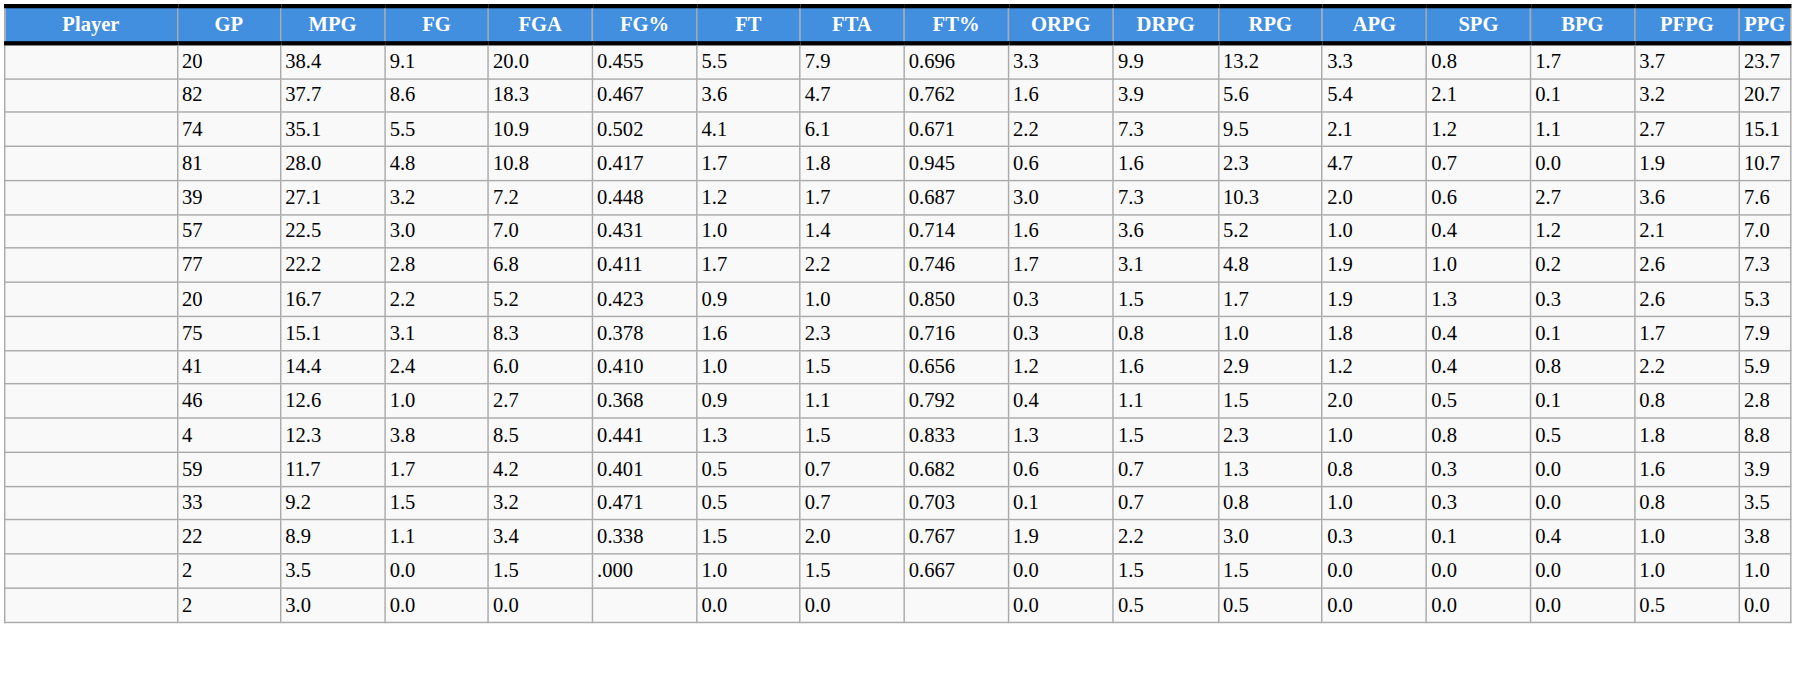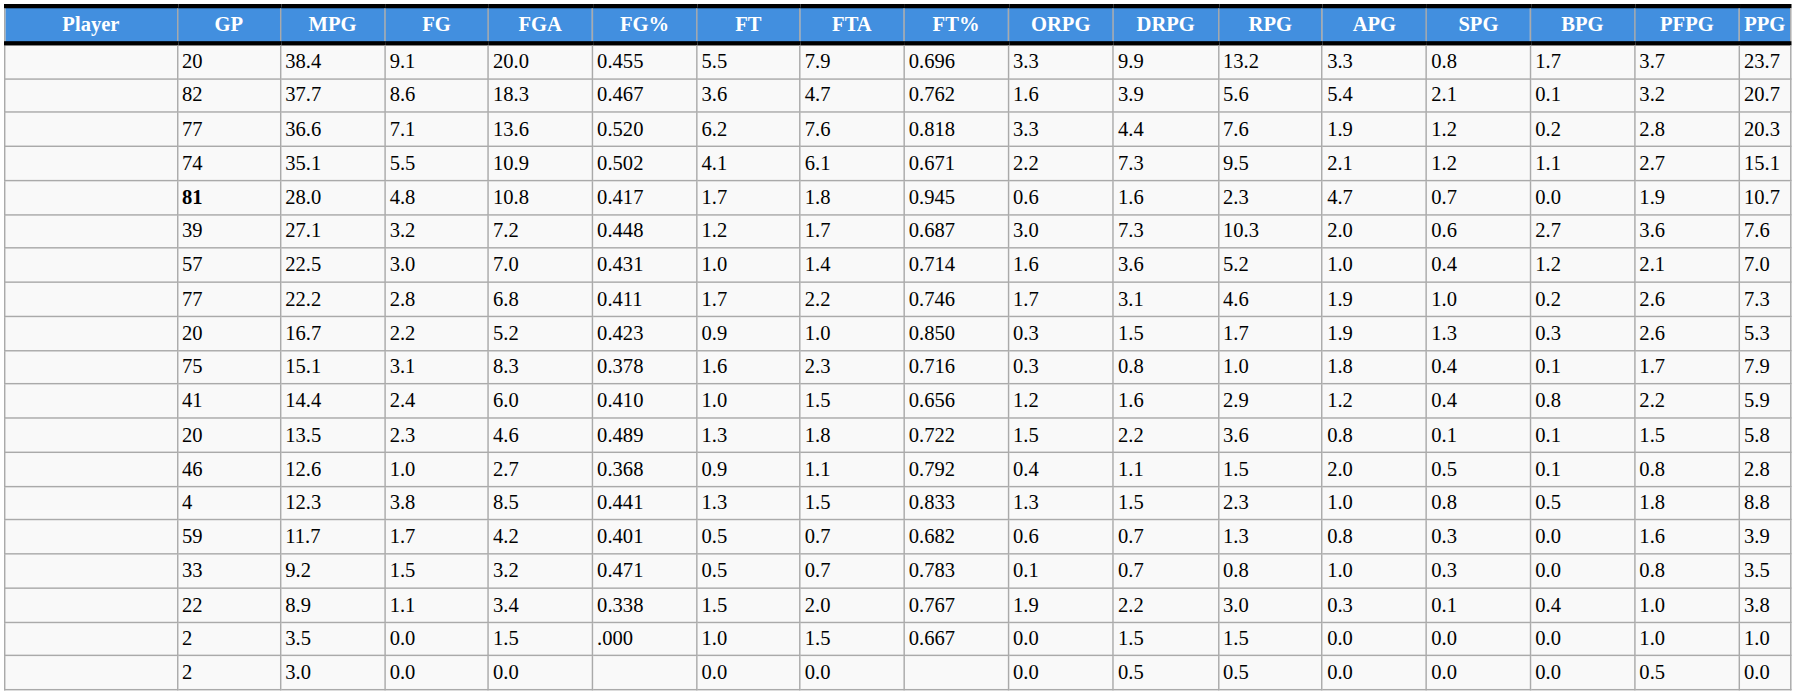+ row: (303, 129)
(192, 163) normal -> (192, 197) bold
(1236, 265) 4.8 -> (1236, 299) 4.6
+ row: (303, 435)
(932, 503) 0.703 -> (932, 570) 0.783
